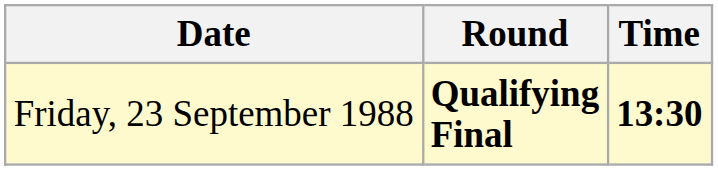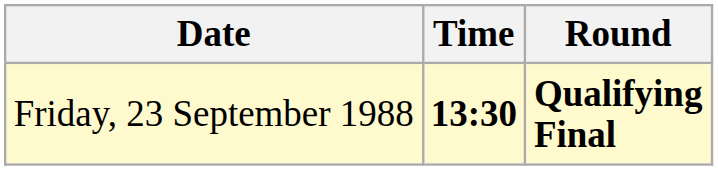columns swapped: (659, 33) <-> (515, 33)
